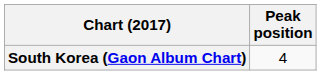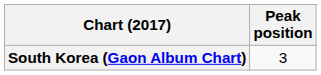(283, 57) 4 -> (283, 57) 3
